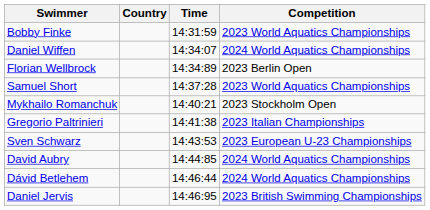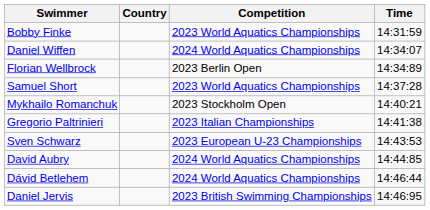columns swapped: (194, 13) <-> (322, 13)
